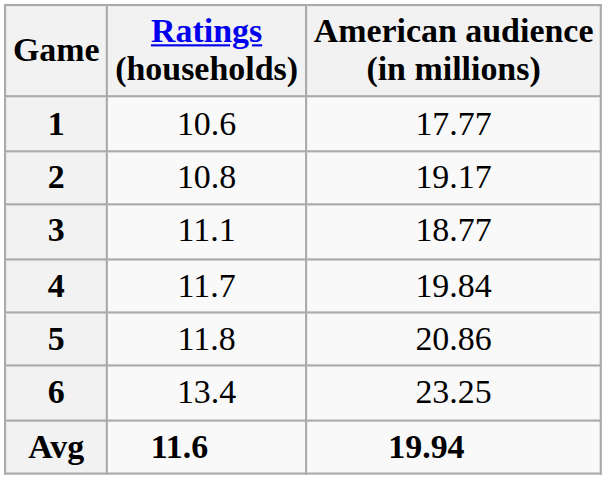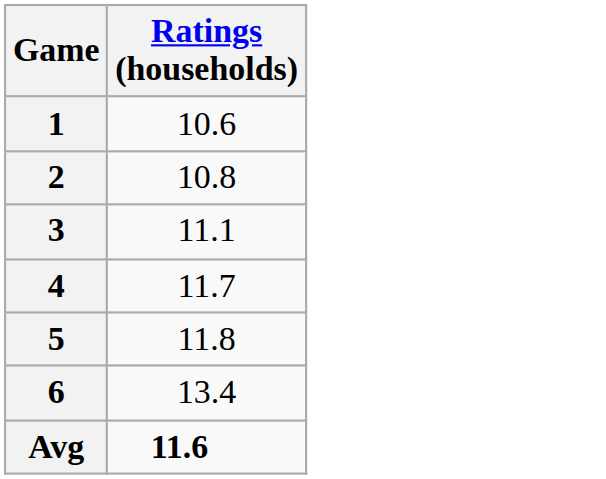- column: (454, 50)
